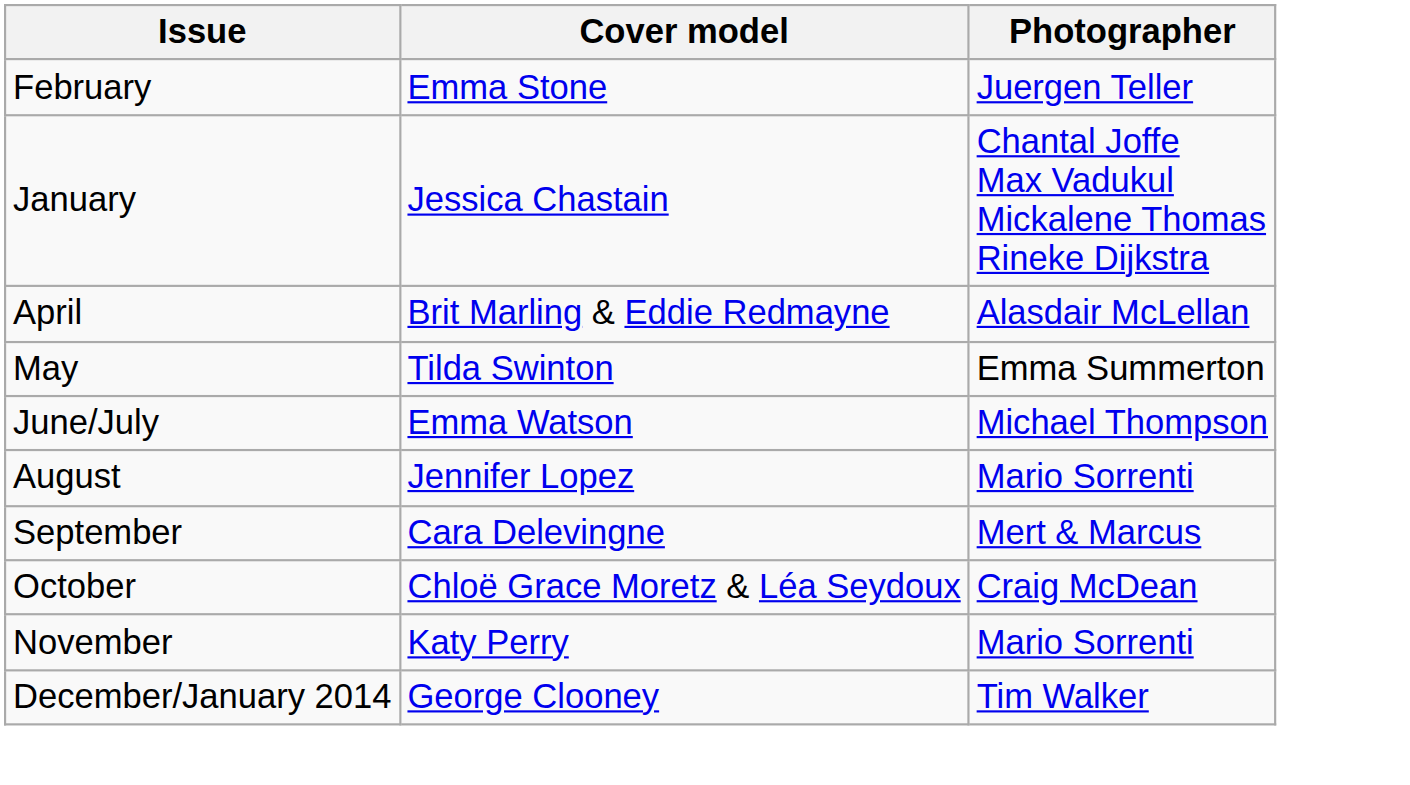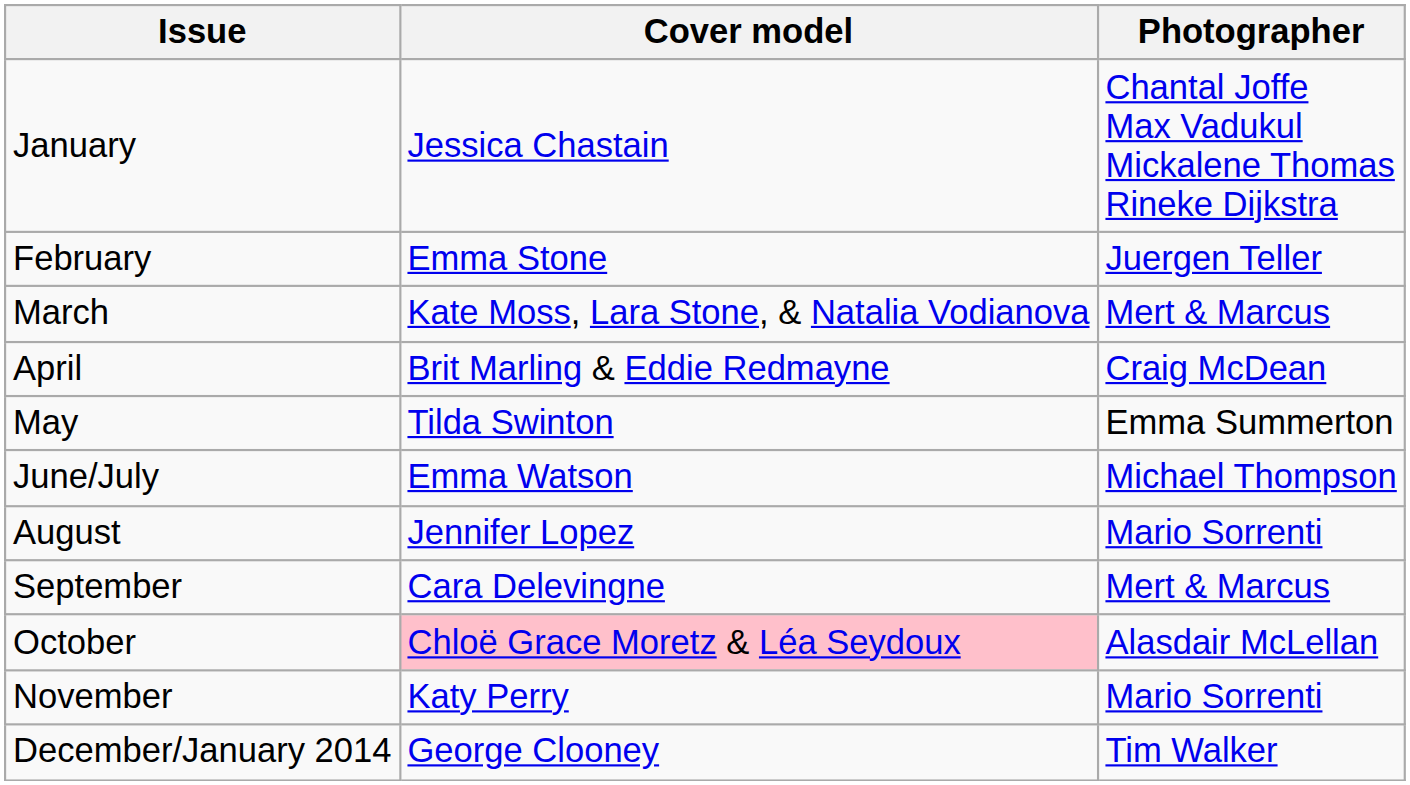rows swapped: (75, 199) <-> (82, 86)
+ row: (61, 312)
(1113, 312) Alasdair McLellan -> (1216, 367) Craig McDean
(684, 587) no background -> (684, 641) pink background
(1087, 587) Craig McDean -> (1242, 641) Alasdair McLellan
